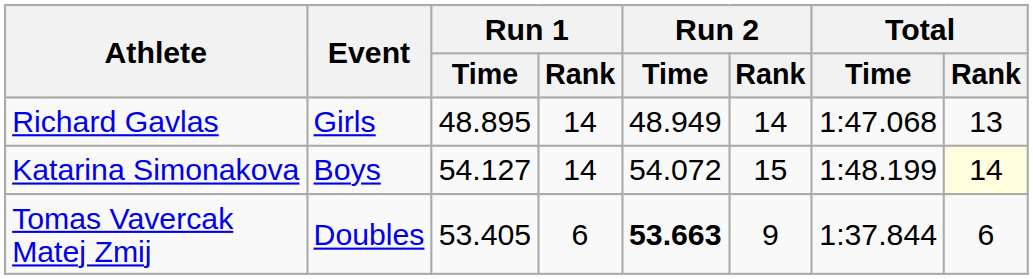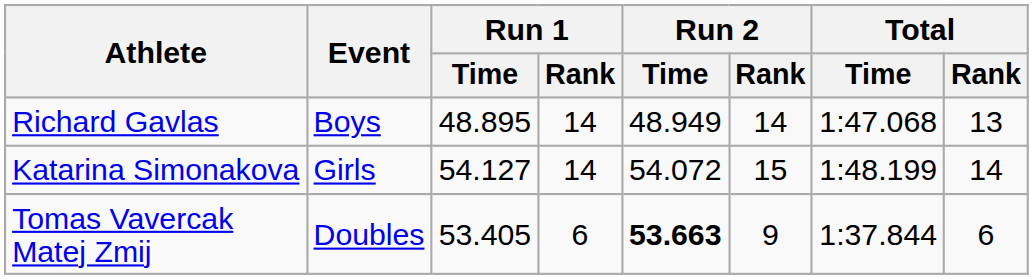(345, 122) Girls -> (347, 122) Boys
(347, 170) Boys -> (345, 170) Girls
(986, 170) lightyellow background -> (986, 170) no background
